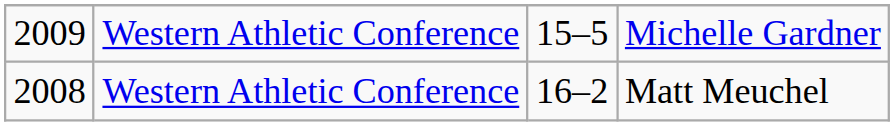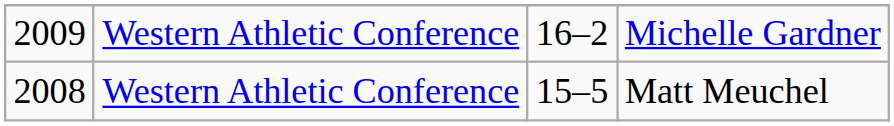(572, 33) 15–5 -> (572, 33) 16–2
(572, 90) 16–2 -> (572, 90) 15–5
